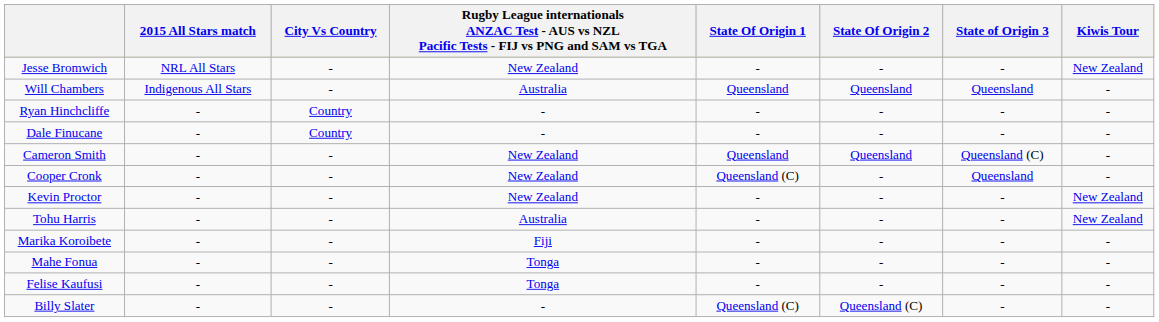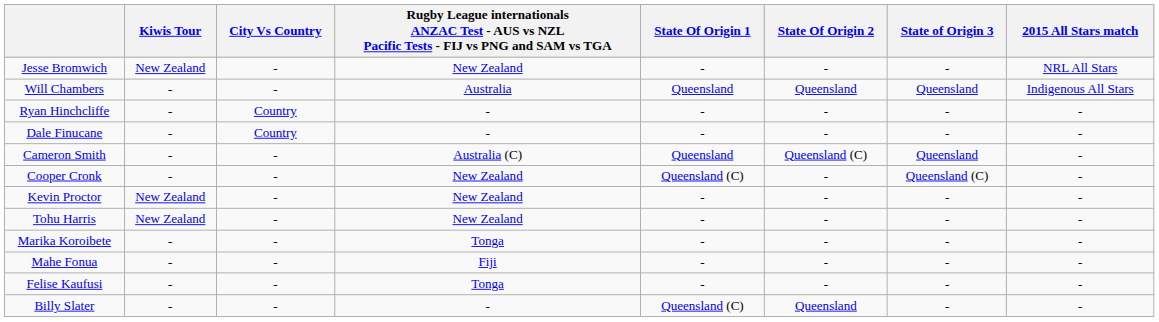columns swapped: (198, 31) <-> (1108, 31)
(543, 154) New Zealand -> (488, 154) Australia (C)
(881, 154) Queensland -> (826, 154) Queensland (C)
(1002, 154) Queensland (C) -> (947, 154) Queensland
(1002, 176) Queensland -> (947, 176) Queensland (C)
(543, 219) Australia -> (488, 219) New Zealand
(543, 241) Fiji -> (488, 241) Tonga
(543, 262) Tonga -> (488, 262) Fiji
(881, 305) Queensland (C) -> (826, 305) Queensland
